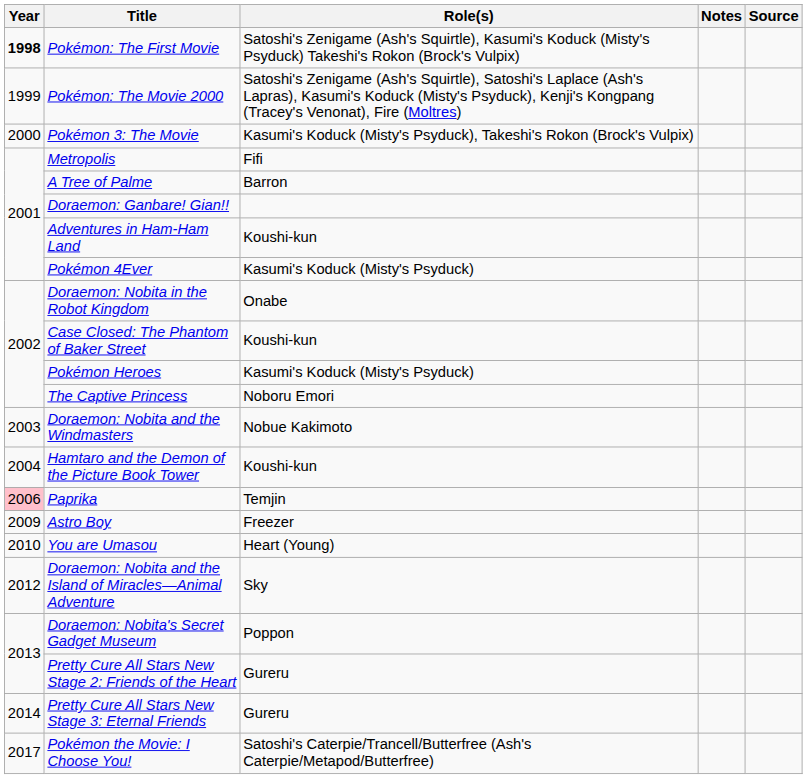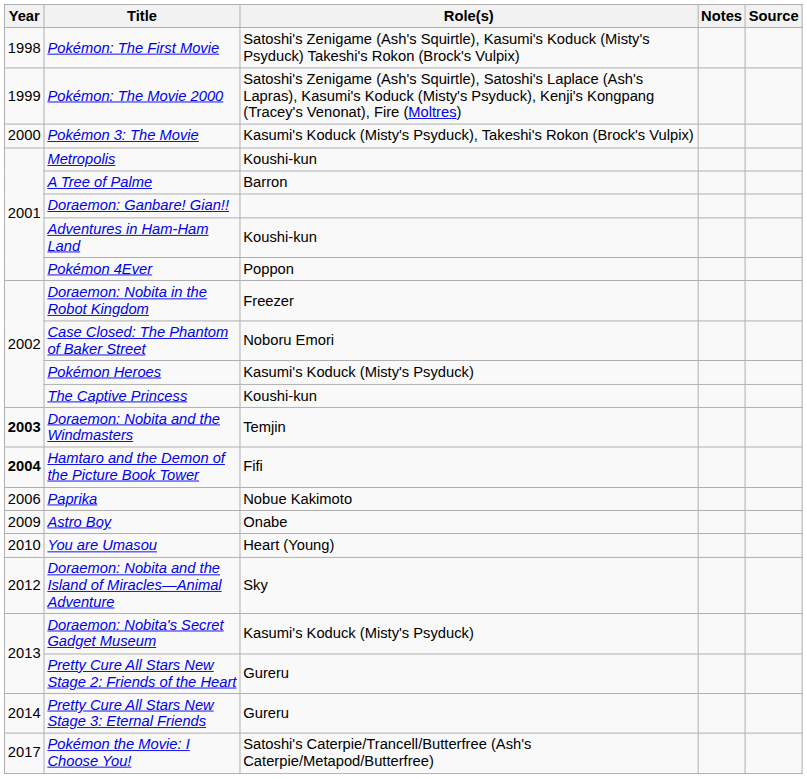(24, 47) bold -> (24, 47) normal
(253, 159) Fifi -> (280, 159) Koushi-kun
(359, 269) Kasumi's Koduck (Misty's Psyduck) -> (269, 269) Poppon
(265, 300) Onabe -> (269, 300) Freezer
(280, 340) Koushi-kun -> (289, 340) Noboru Emori
(289, 395) Noboru Emori -> (280, 395) Koushi-kun
(24, 427) normal -> (24, 427) bold
(298, 427) Nobue Kakimoto -> (265, 427) Temjin
(24, 467) normal -> (24, 467) bold
(280, 467) Koushi-kun -> (253, 467) Fifi
(24, 498) pink background -> (24, 498) no background
(265, 498) Temjin -> (298, 498) Nobue Kakimoto
(269, 522) Freezer -> (265, 522) Onabe
(269, 633) Poppon -> (359, 633) Kasumi's Koduck (Misty's Psyduck)
